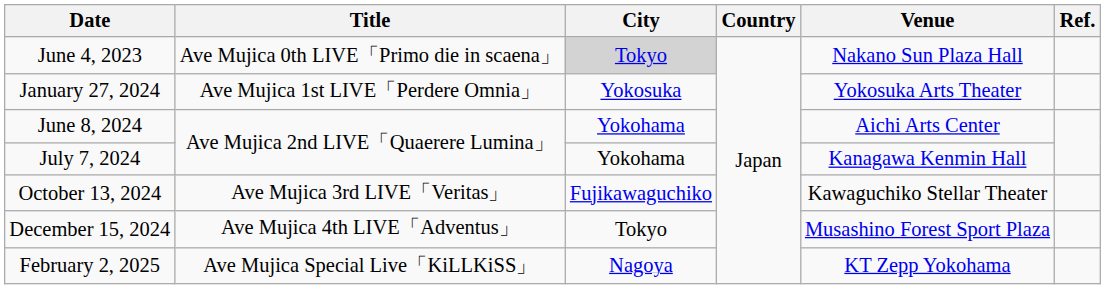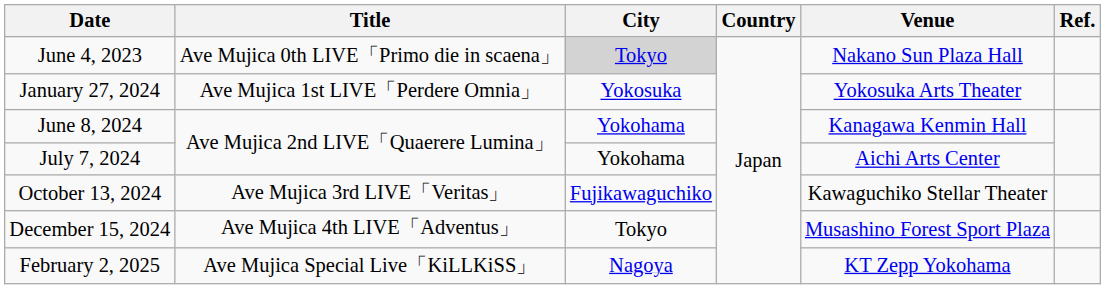(927, 125) Aichi Arts Center -> (927, 125) Kanagawa Kenmin Hall
(927, 158) Kanagawa Kenmin Hall -> (927, 158) Aichi Arts Center
